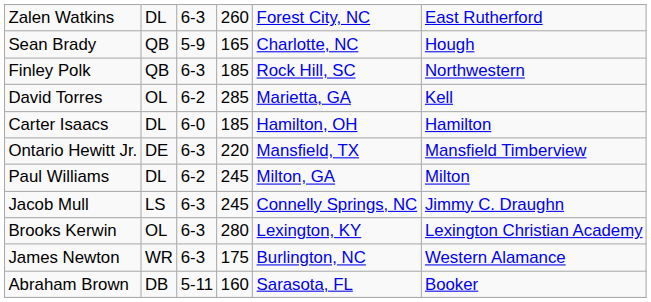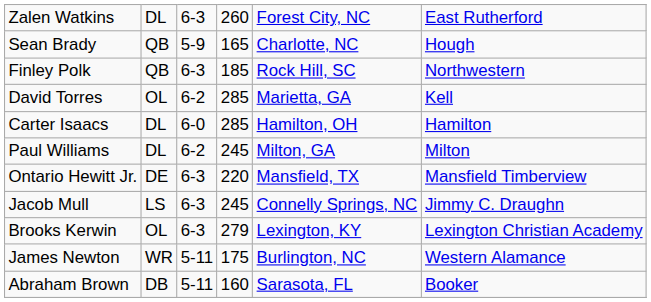(235, 124) 185 -> (235, 124) 285
rows swapped: (73, 151) <-> (59, 177)
(235, 230) 280 -> (235, 230) 279
(193, 257) 6-3 -> (197, 257) 5-11
